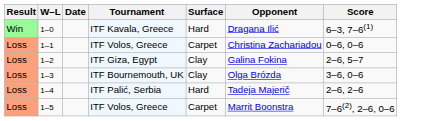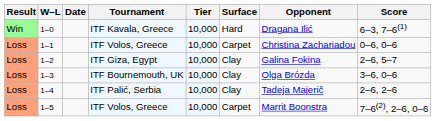+ column: (203, 12)
(198, 90) Hard -> (231, 90) Clay
